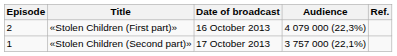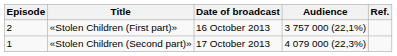(325, 28) 4 079 000 (22,3%) -> (325, 28) 3 757 000 (22,1%)
(325, 43) 3 757 000 (22,1%) -> (325, 43) 4 079 000 (22,3%)
